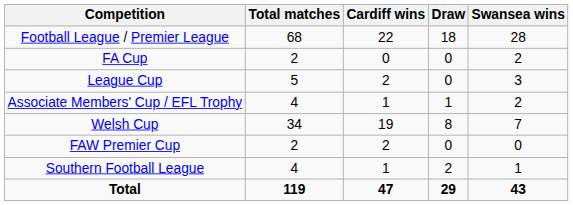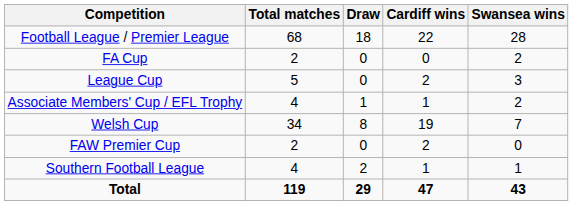columns swapped: (386, 15) <-> (448, 15)
